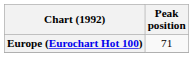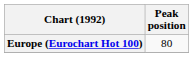(167, 43) 71 -> (167, 43) 80
